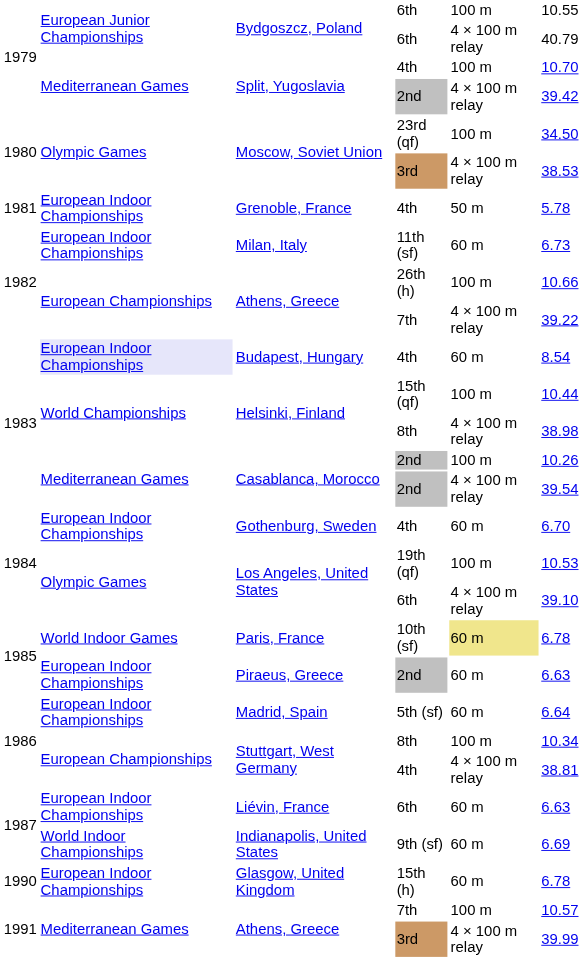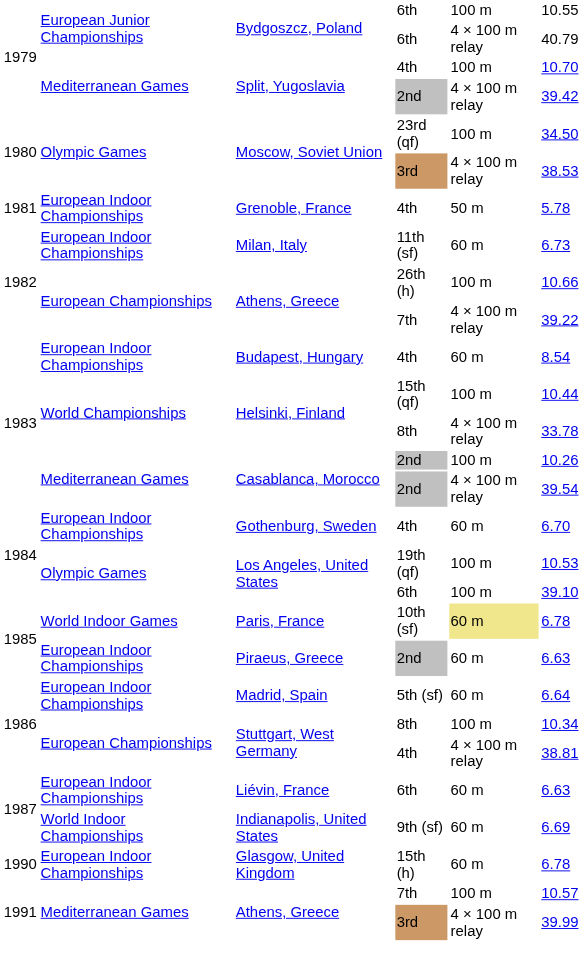(96, 357) lavender background -> (96, 357) no background
(560, 431) 38.98 -> (560, 431) 33.78
(484, 600) 4 × 100 m relay -> (471, 592) 100 m
